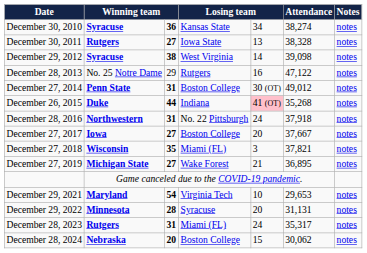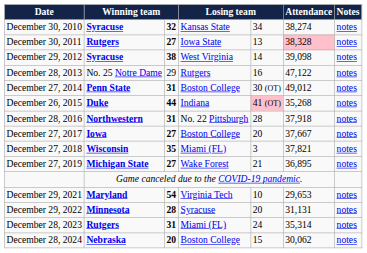(171, 27) 36 -> (171, 27) 32
(298, 42) no background -> (298, 42) pink background
(258, 118) 24 -> (258, 118) 28
(298, 225) 35,317 -> (298, 225) 35,314
